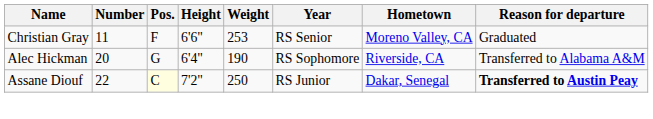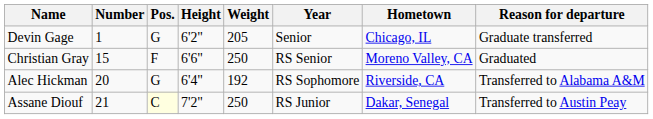+ row: (41, 37)
(102, 37) 11 -> (102, 59) 15
(237, 37) 253 -> (237, 59) 250
(237, 59) 190 -> (237, 80) 192
(102, 80) 22 -> (102, 102) 21
(558, 80) bold -> (553, 102) normal
